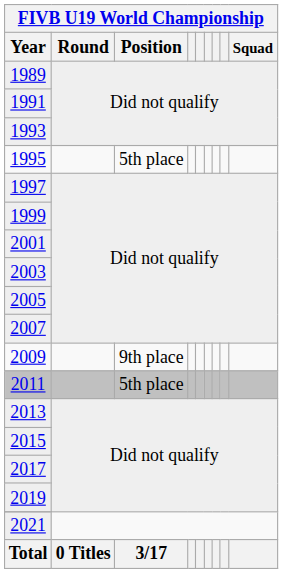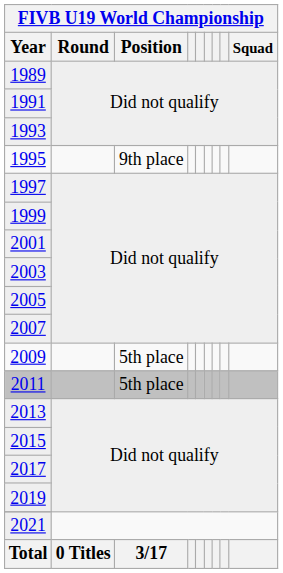(151, 159) 5th place -> (151, 159) 9th place
(151, 356) 9th place -> (151, 356) 5th place
